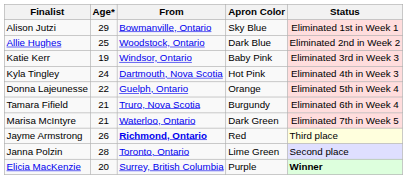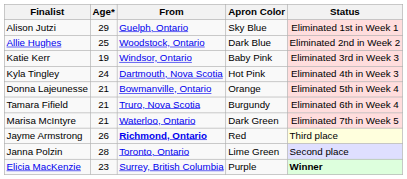(165, 27) Bowmanville, Ontario -> (154, 27) Guelph, Ontario
(104, 89) 22 -> (104, 89) 21
(154, 89) Guelph, Ontario -> (165, 89) Bowmanville, Ontario
(104, 167) 20 -> (104, 167) 23
